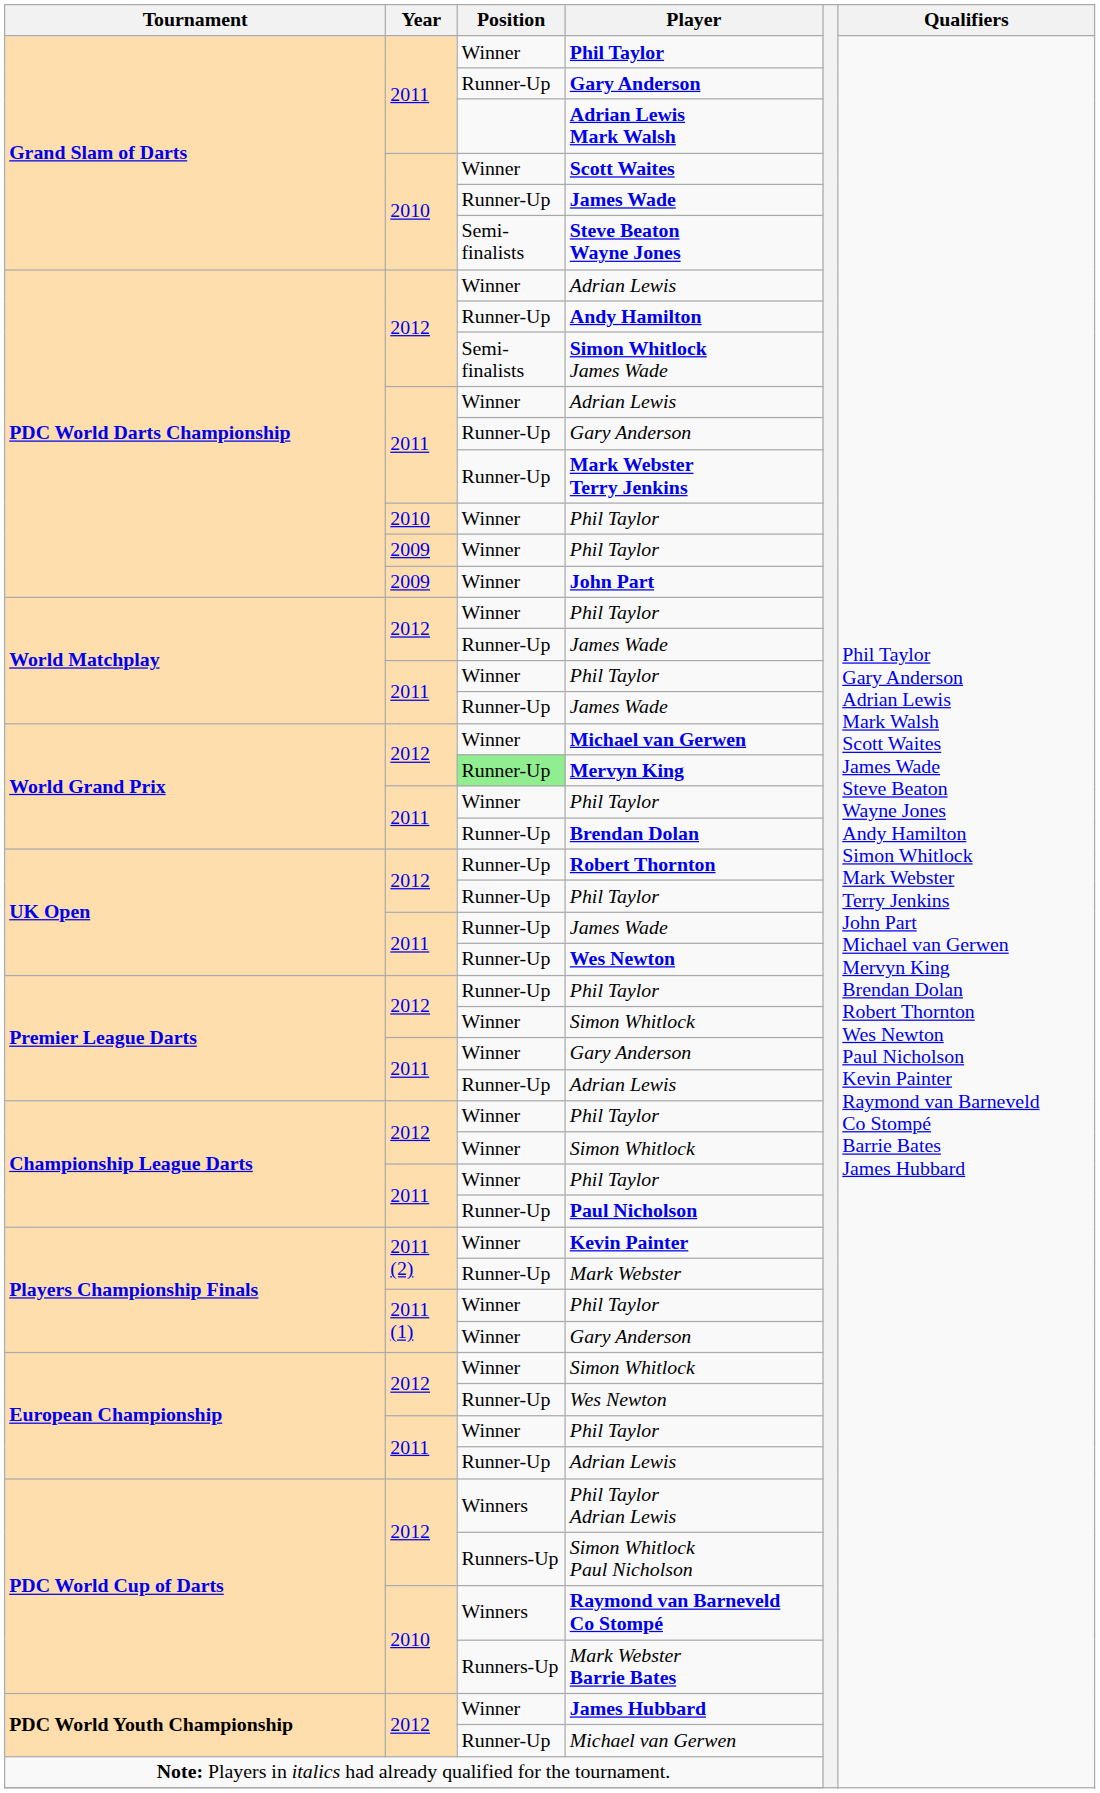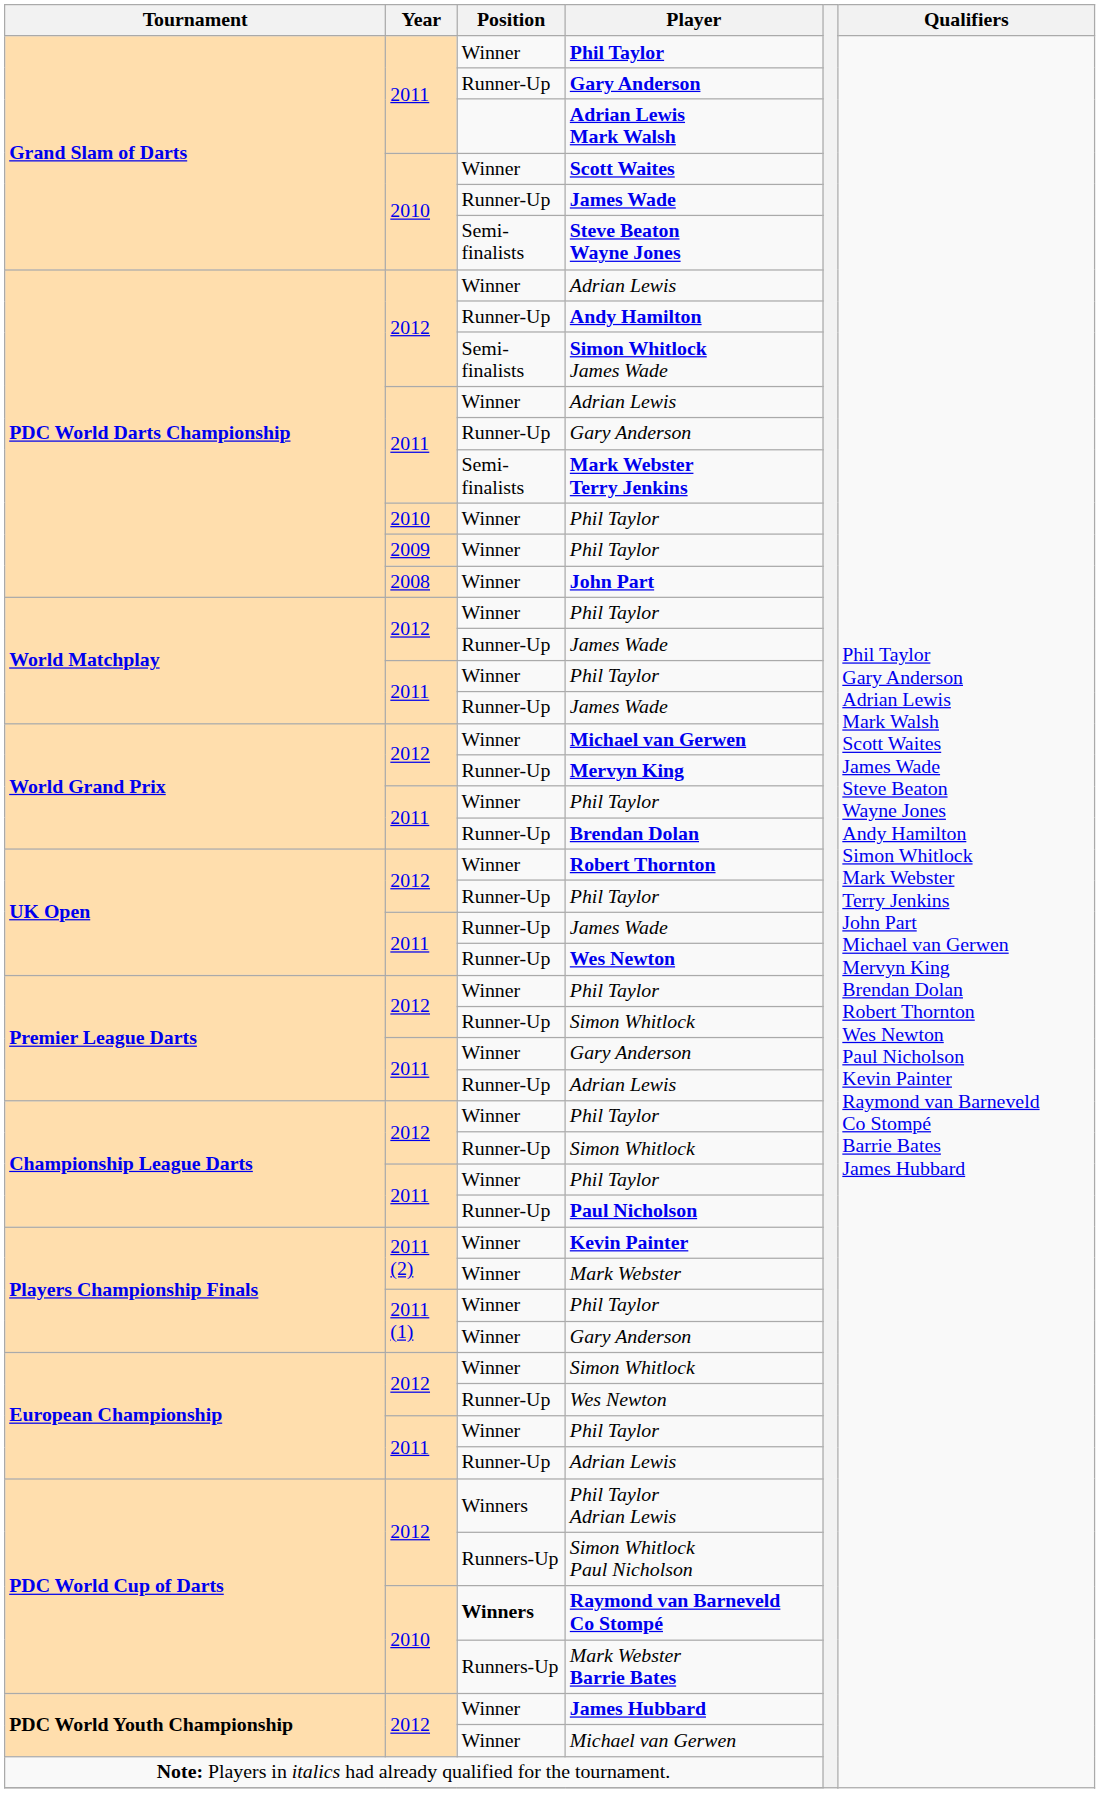(506, 475) Runner-Up -> (493, 475) Semi-finalists
(410, 581) 2009 -> (410, 581) 2008
(506, 770) lightgreen background -> (506, 770) no background
(506, 864) Runner-Up -> (491, 864) Winner
(506, 990) Runner-Up -> (491, 990) Winner
(491, 1021) Winner -> (506, 1021) Runner-Up
(491, 1147) Winner -> (506, 1147) Runner-Up
(506, 1273) Runner-Up -> (491, 1273) Winner
(495, 1612) normal -> (498, 1612) bold
(506, 1740) Runner-Up -> (491, 1740) Winner
